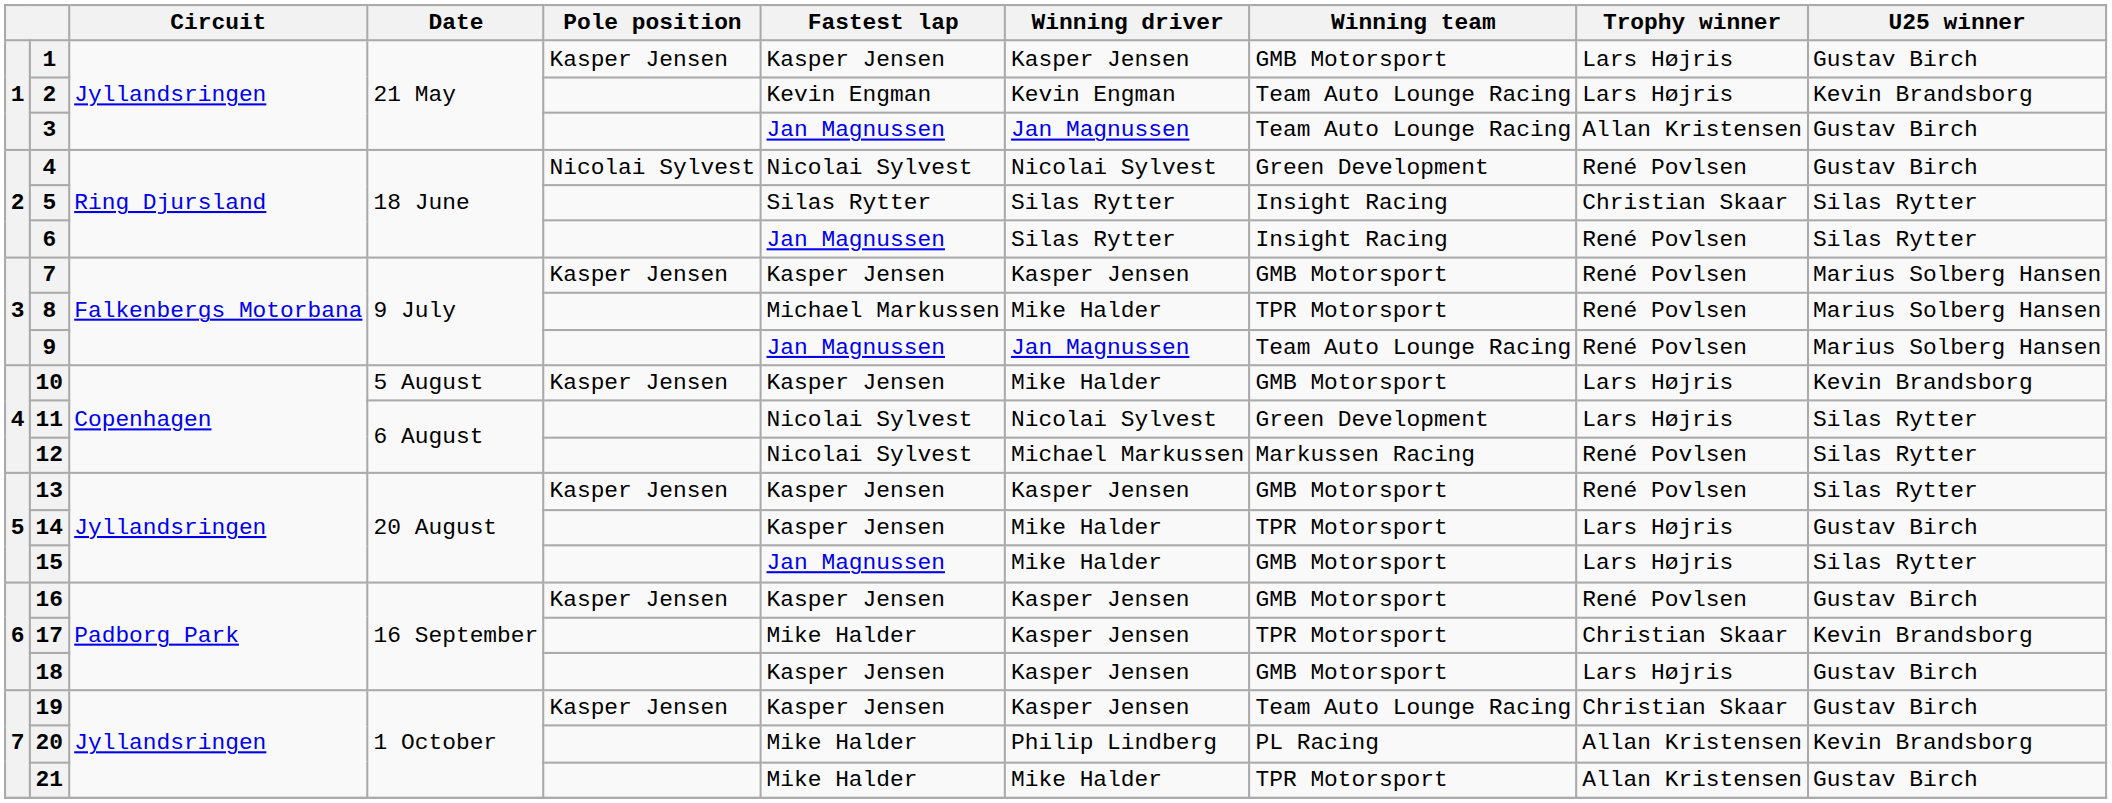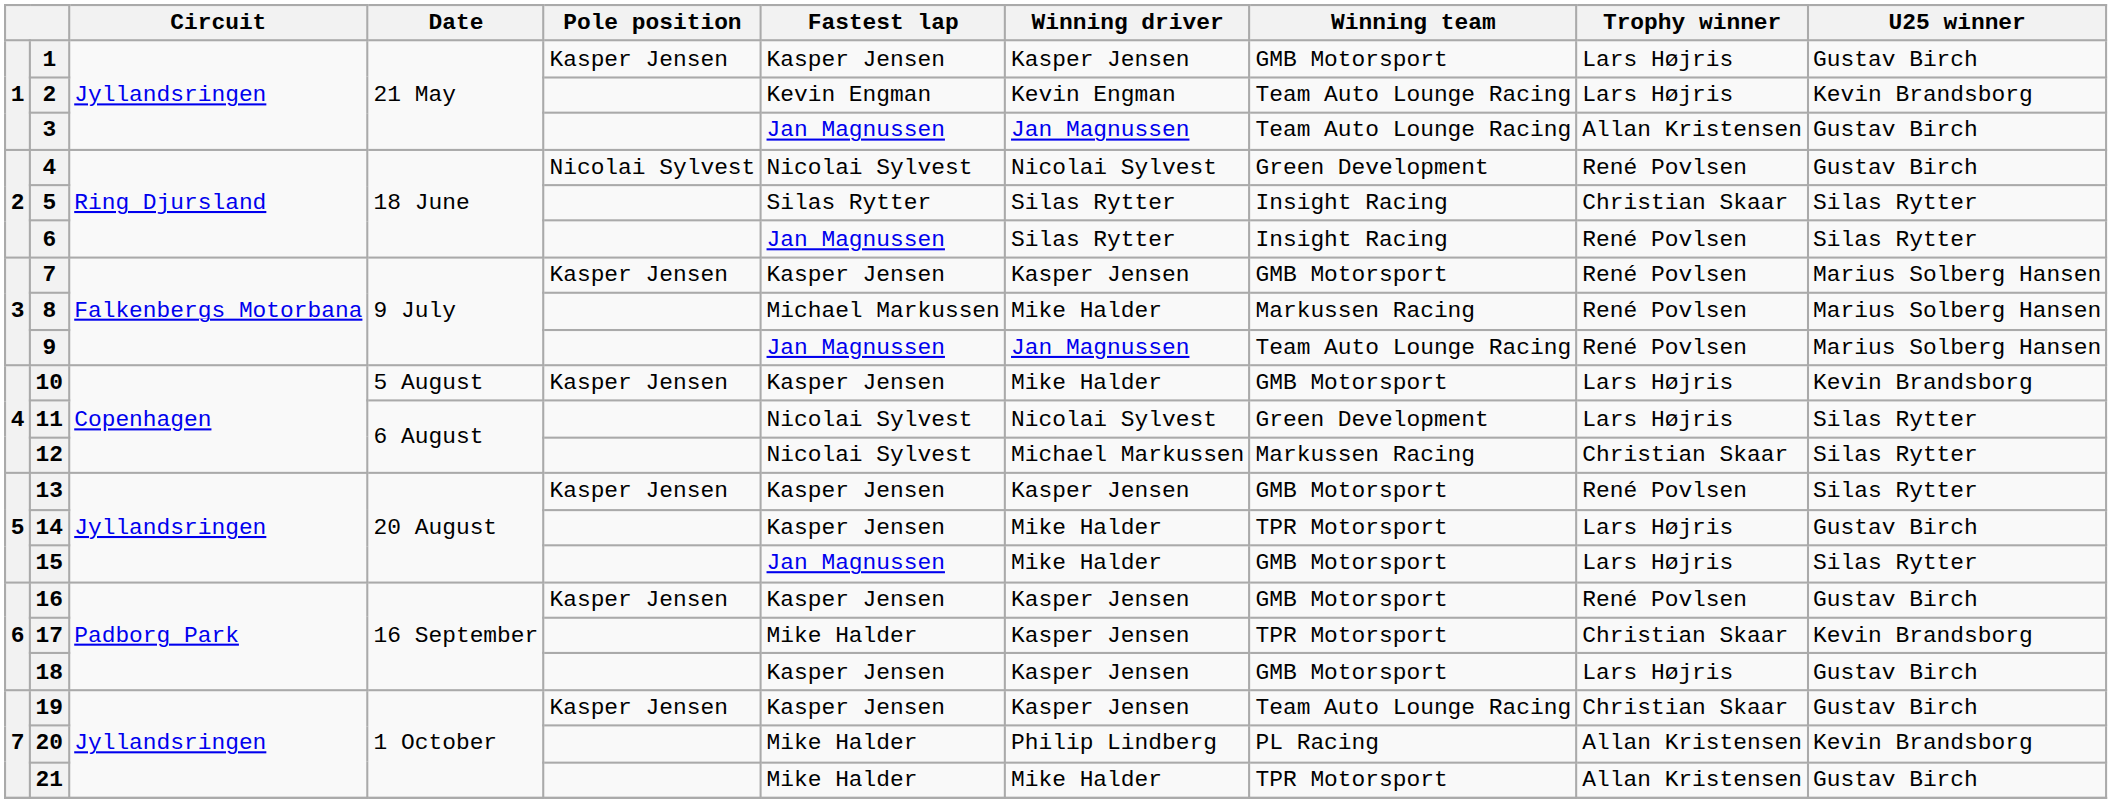(1352, 311) TPR Motorsport -> (1365, 311) Markussen Racing
(1665, 455) René Povlsen -> (1685, 455) Christian Skaar
